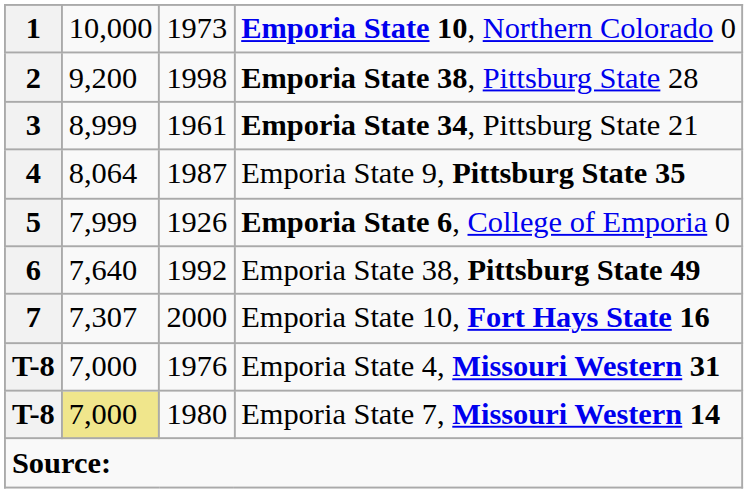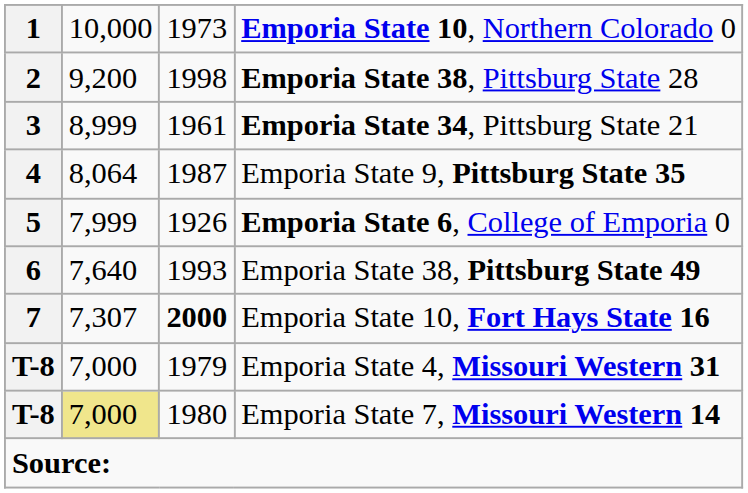(197, 269) 1992 -> (197, 269) 1993
(197, 317) normal -> (197, 317) bold
(197, 366) 1976 -> (197, 366) 1979
